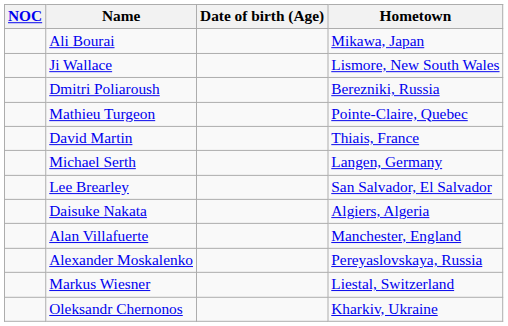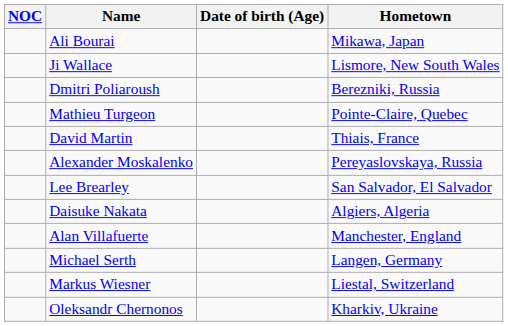rows swapped: (93, 162) <-> (121, 260)
